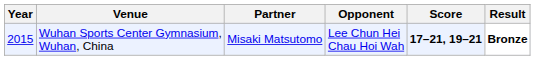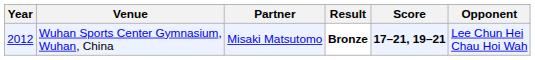columns swapped: (366, 14) <-> (507, 14)
(20, 39) 2015 -> (20, 39) 2012
